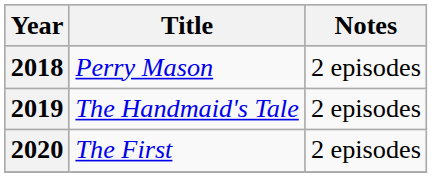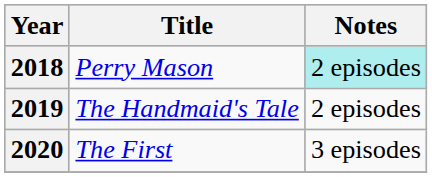(366, 66) no background -> (366, 66) paleturquoise background
(366, 150) 2 episodes -> (366, 150) 3 episodes
